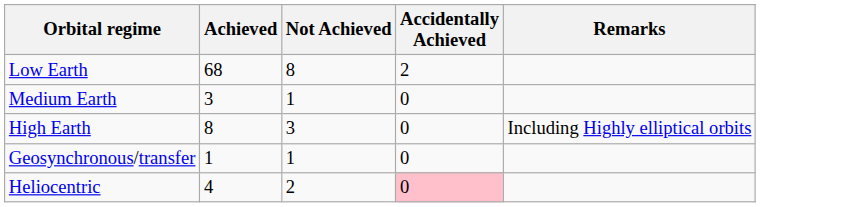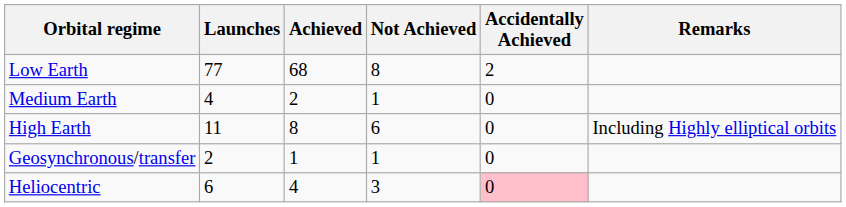+ column: (242, 29)
(209, 98) 3 -> (294, 98) 2
(290, 128) 3 -> (375, 128) 6
(290, 187) 2 -> (375, 187) 3
